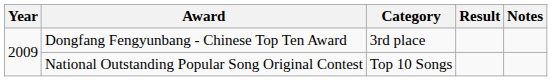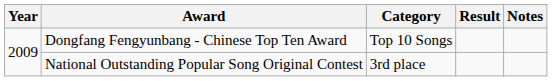(398, 40) 3rd place -> (411, 40) Top 10 Songs
(411, 64) Top 10 Songs -> (398, 64) 3rd place
